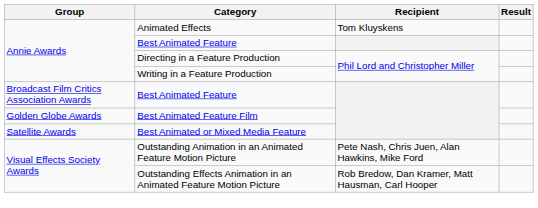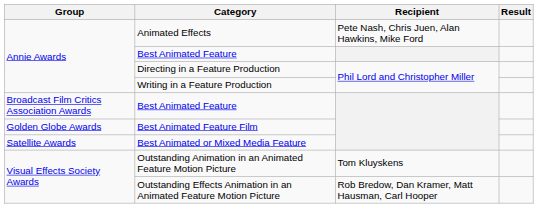(370, 27) Tom Kluyskens -> (399, 33) Pete Nash, Chris Juen, Alan Hawkins, Mike Ford
(399, 152) Pete Nash, Chris Juen, Alan Hawkins, Mike Ford -> (370, 163) Tom Kluyskens
